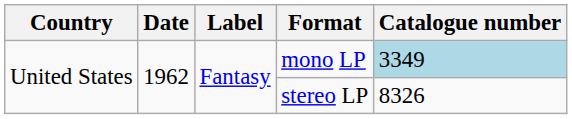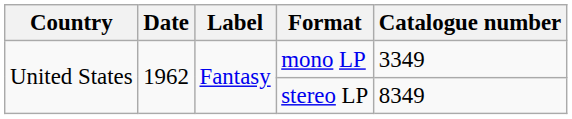(402, 58) lightblue background -> (402, 58) no background
(402, 95) 8326 -> (402, 95) 8349
